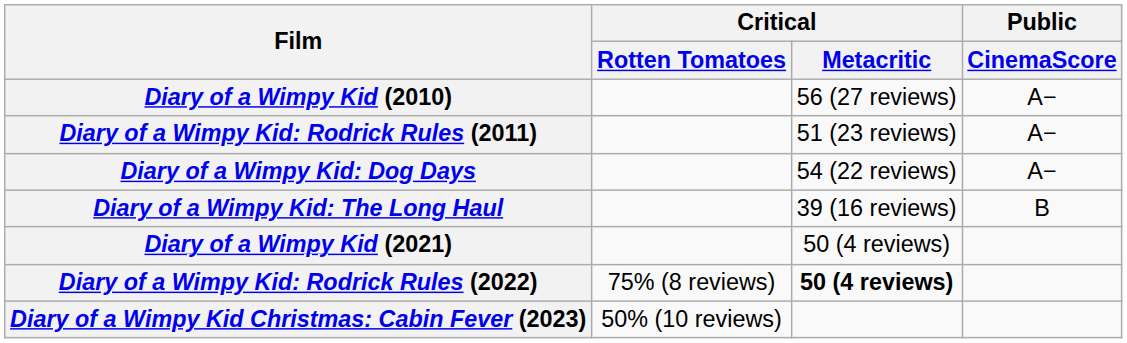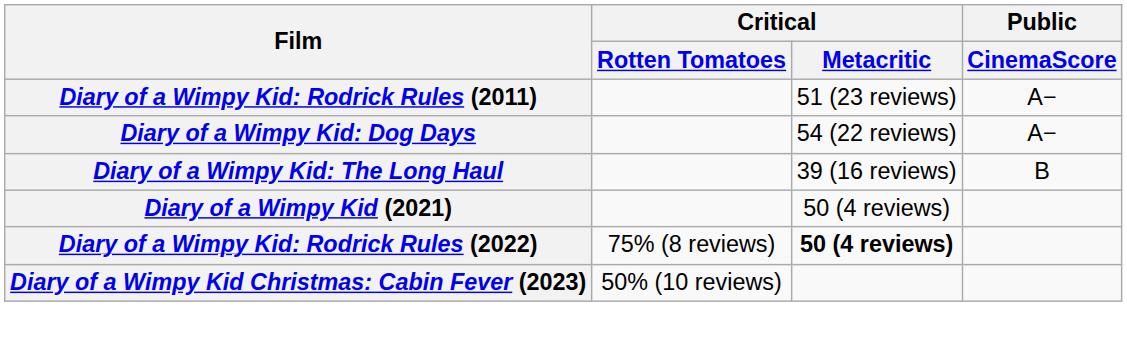- row: (298, 97)
